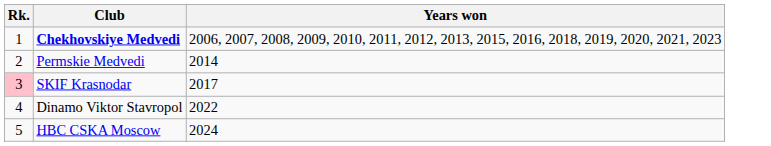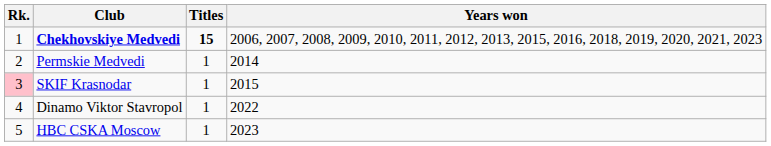+ column: (206, 15)
(204, 84) 2017 -> (244, 84) 2015
(204, 130) 2024 -> (244, 130) 2023
